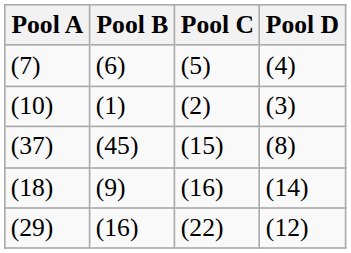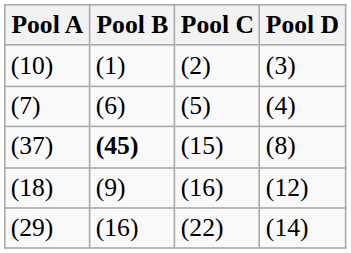rows swapped: (32, 106) <-> (26, 65)
(117, 146) normal -> (117, 146) bold
(287, 187) (14) -> (287, 187) (12)
(287, 227) (12) -> (287, 227) (14)
